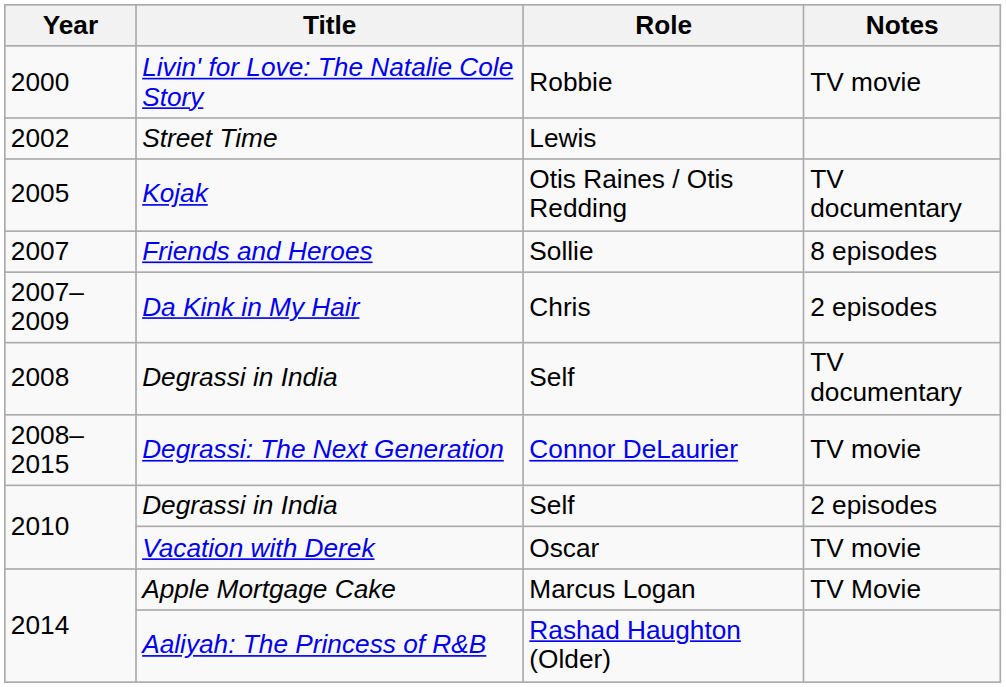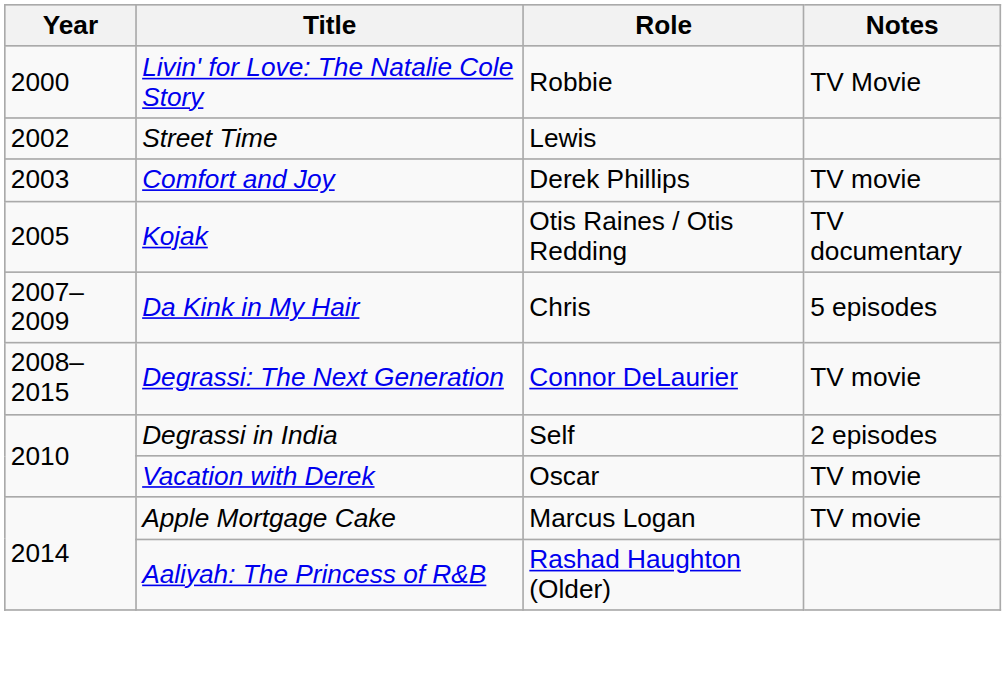(866, 81) TV movie -> (866, 81) TV Movie
+ row: (40, 179)
- row: (40, 250)
(874, 307) 2 episodes -> (874, 307) 5 episodes
- row: (40, 378)
(866, 589) TV Movie -> (866, 517) TV movie
